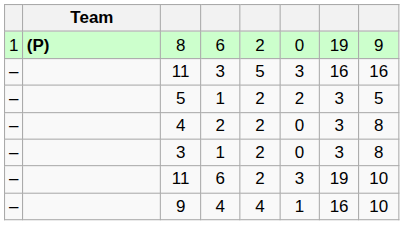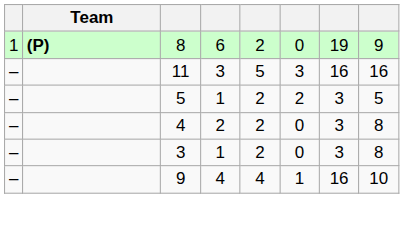- row: (181, 179)
